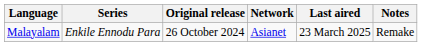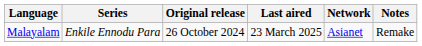columns swapped: (272, 13) <-> (335, 13)
